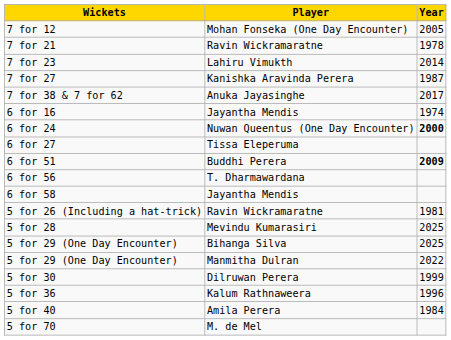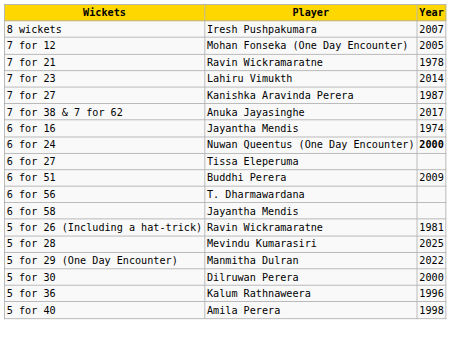+ row: (34, 29)
(432, 161) bold -> (432, 178) normal
- row: (92, 244)
(432, 277) 1999 -> (432, 277) 2000
(432, 310) 1984 -> (432, 310) 1998
- row: (31, 327)
